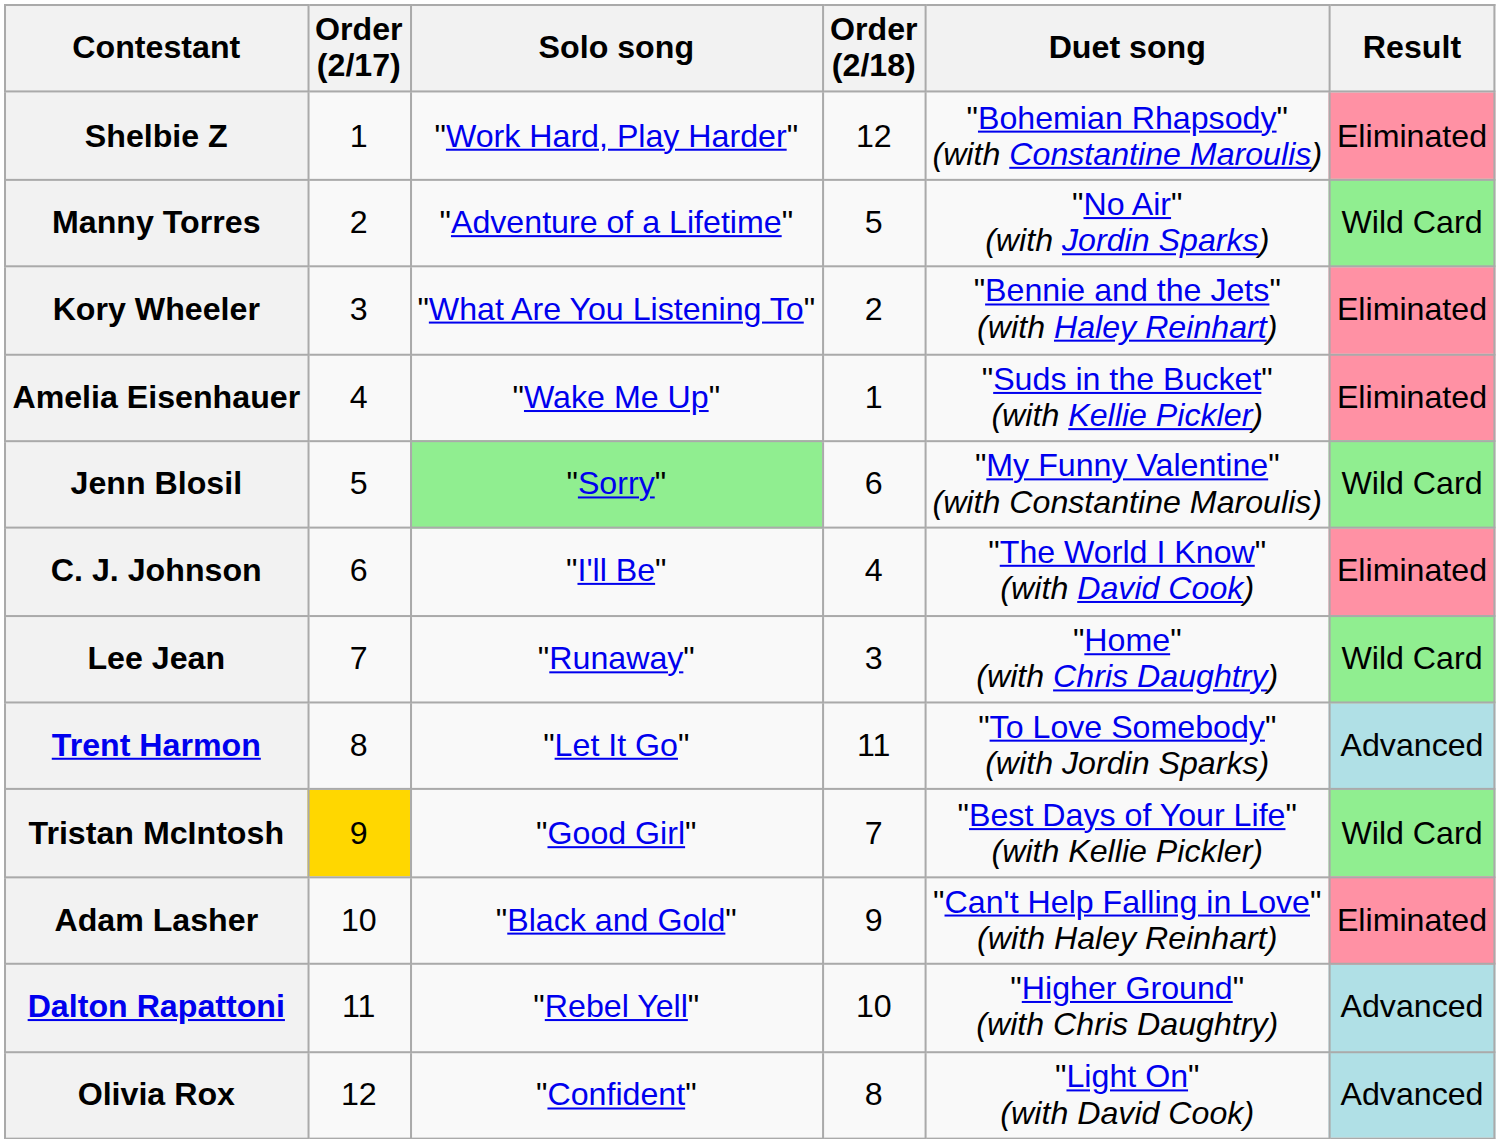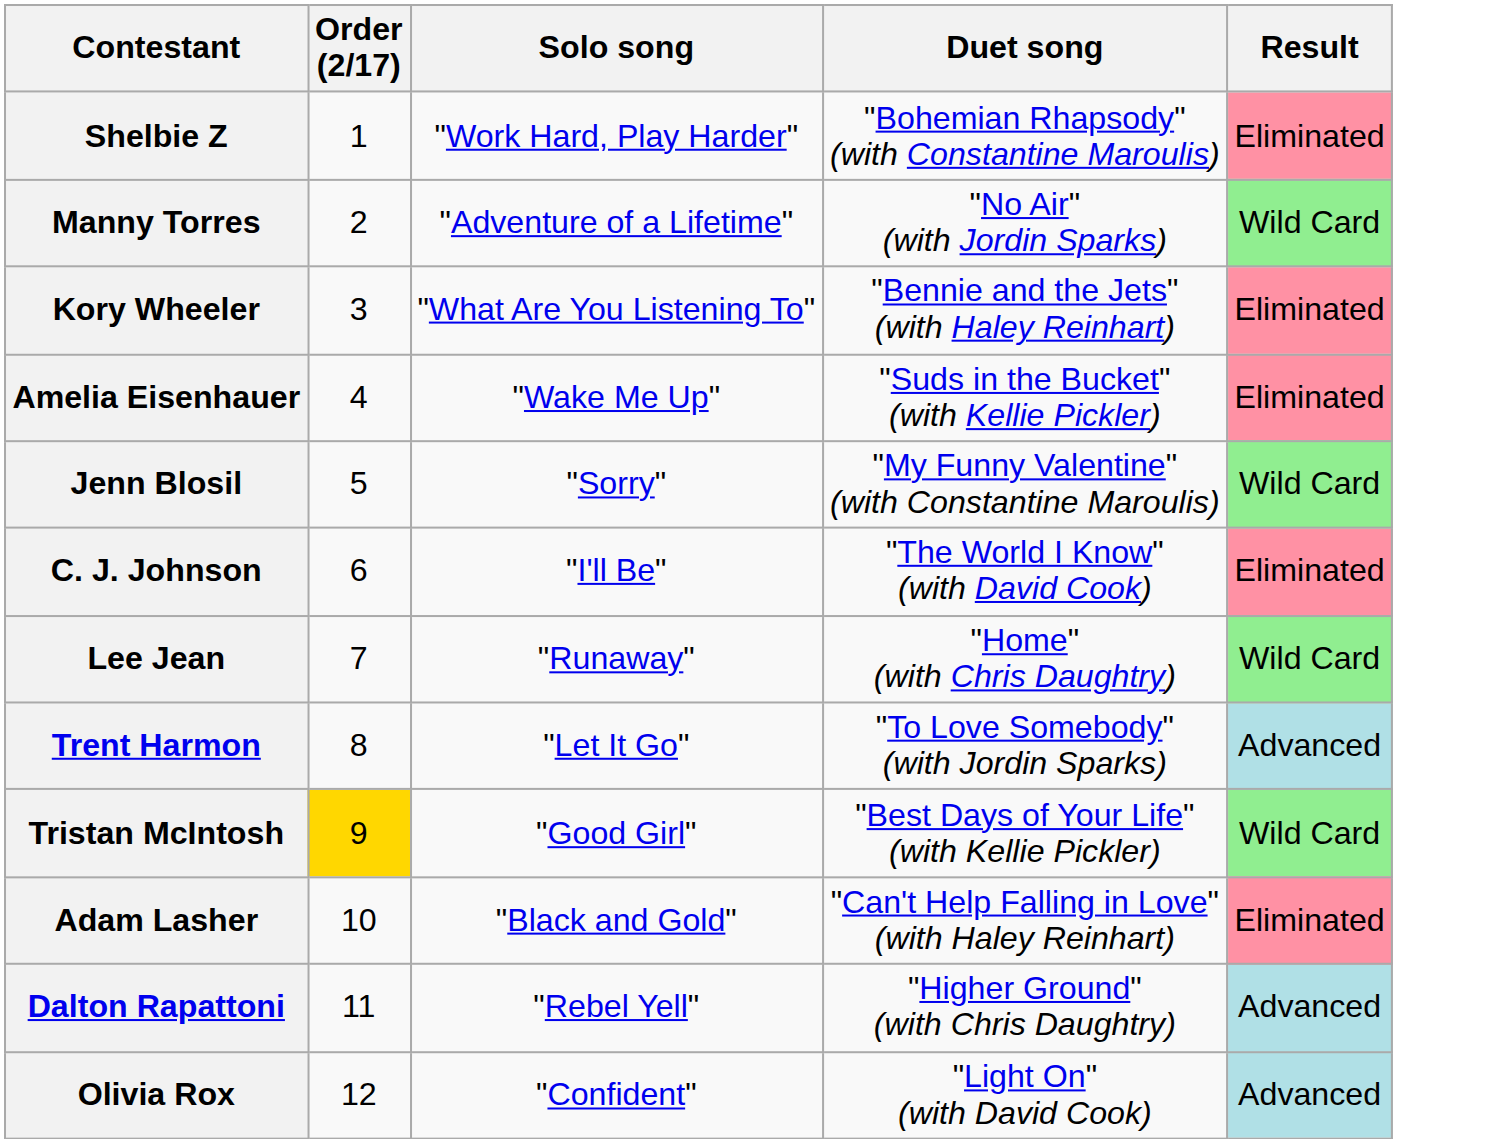- column: (874, 48)
(616, 484) lightgreen background -> (616, 484) no background
